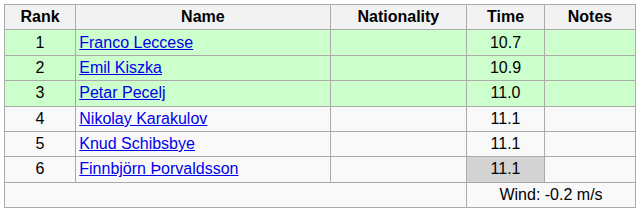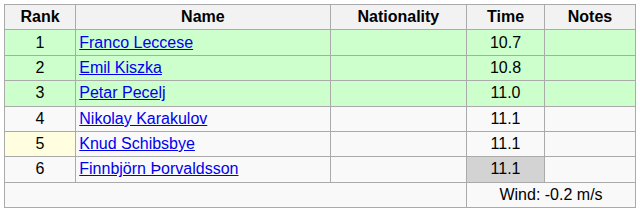(506, 67) 10.9 -> (506, 67) 10.8
(40, 144) no background -> (40, 144) lightyellow background
